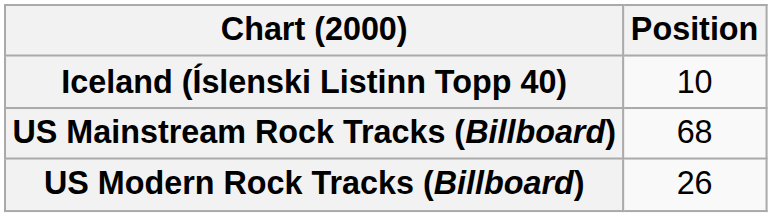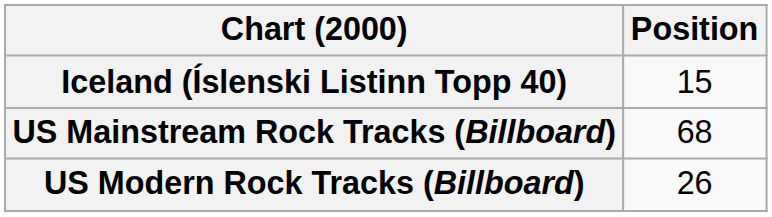(695, 81) 10 -> (695, 81) 15
